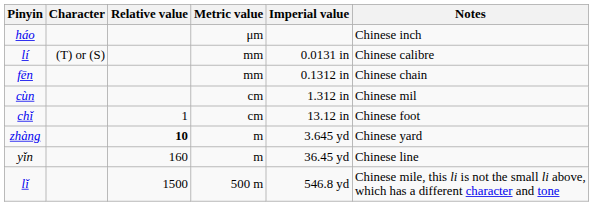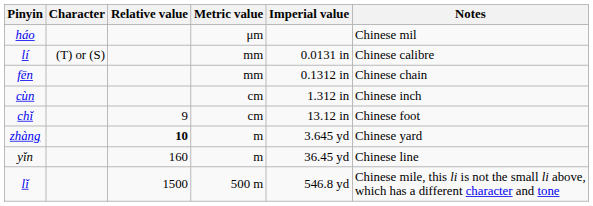(388, 34) Chinese inch -> (386, 34) Chinese mil
(386, 95) Chinese mil -> (388, 95) Chinese inch
(185, 116) 1 -> (185, 116) 9
